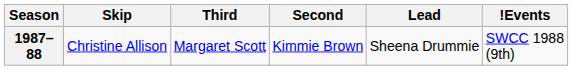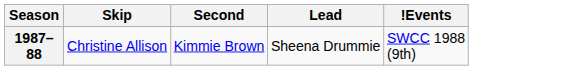- column: (220, 15)
